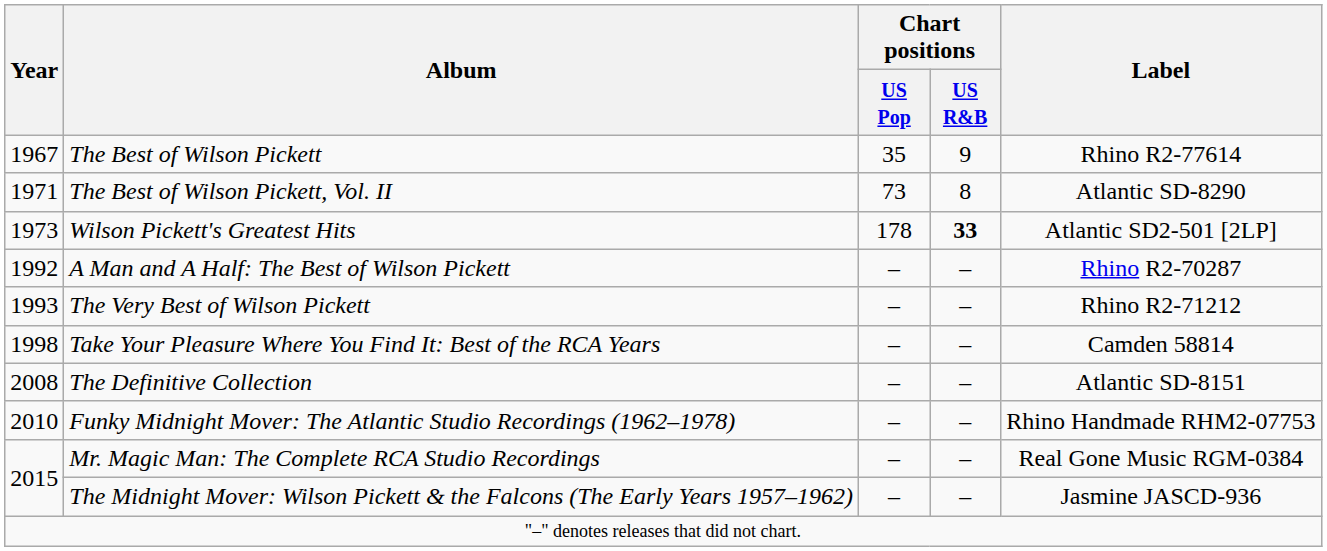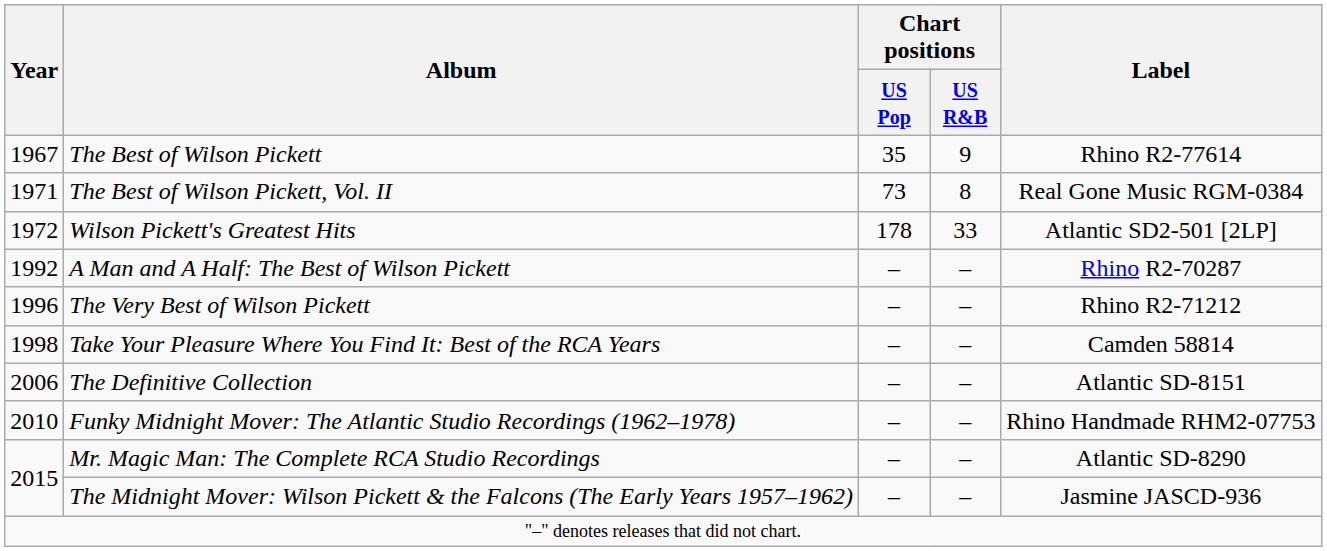(1161, 191) Atlantic SD-8290 -> (1161, 191) Real Gone Music RGM-0384
(34, 229) 1973 -> (34, 229) 1972
(965, 229) bold -> (965, 229) normal
(34, 305) 1993 -> (34, 305) 1996
(34, 382) 2008 -> (34, 382) 2006
(1161, 458) Real Gone Music RGM-0384 -> (1161, 458) Atlantic SD-8290
